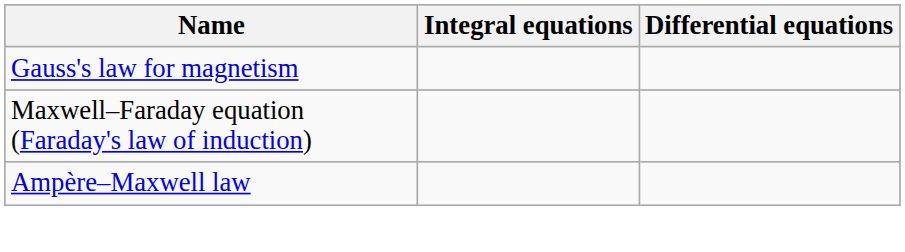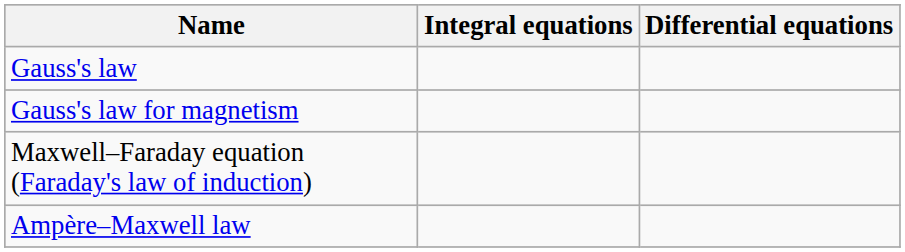+ row: (74, 68)
